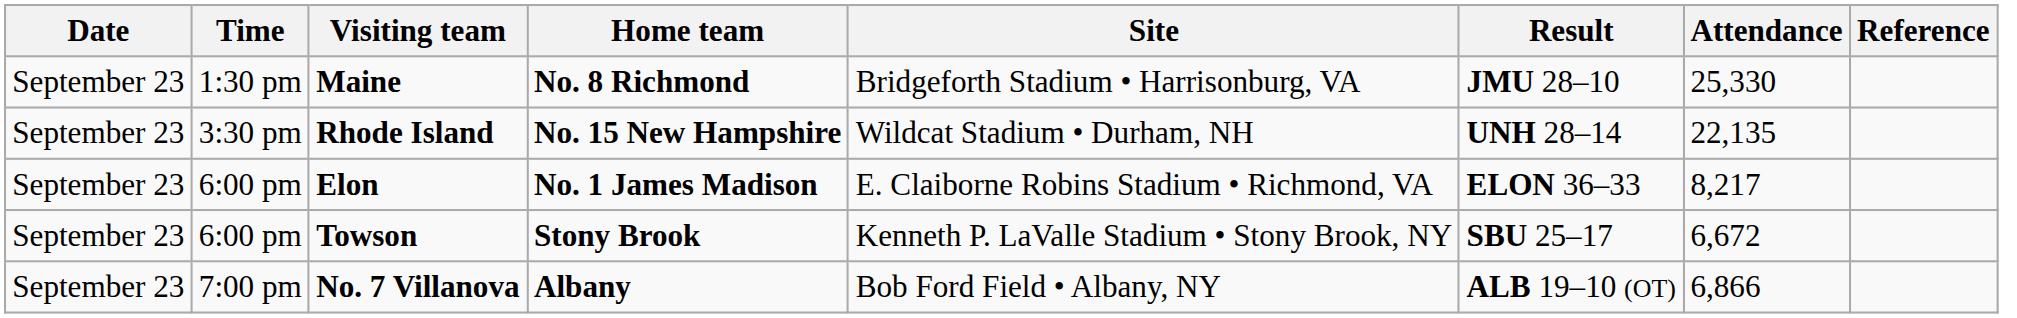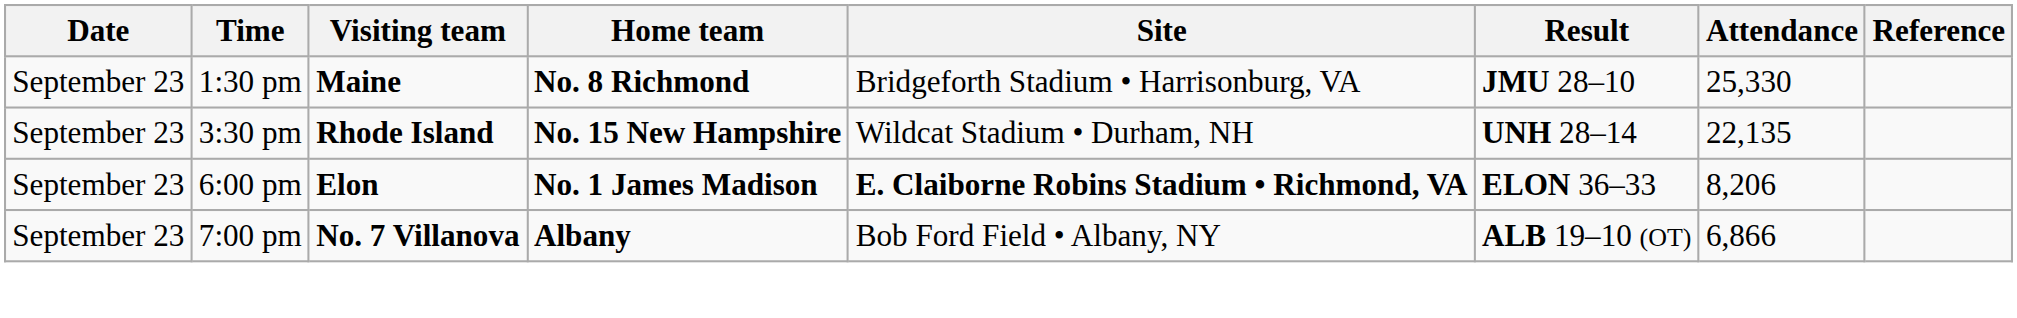(1144, 184) normal -> (1162, 184) bold
(1725, 184) 8,217 -> (1741, 184) 8,206
- row: (367, 235)
